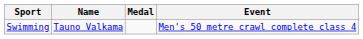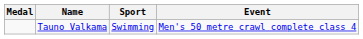columns swapped: (141, 12) <-> (28, 12)
